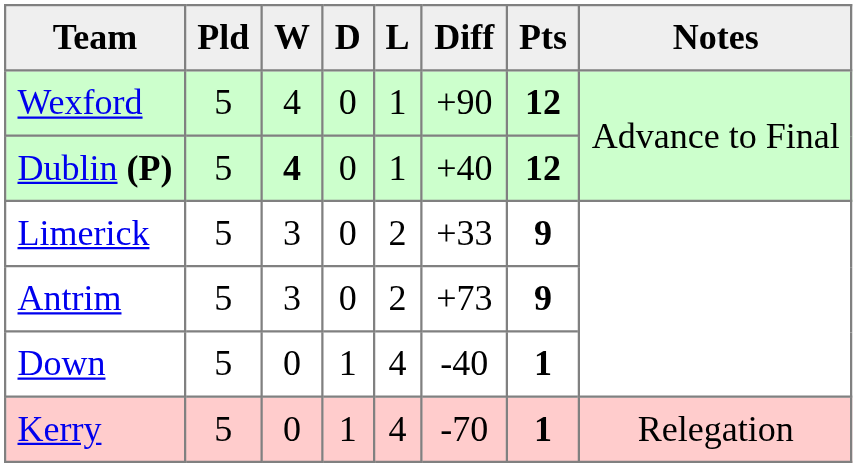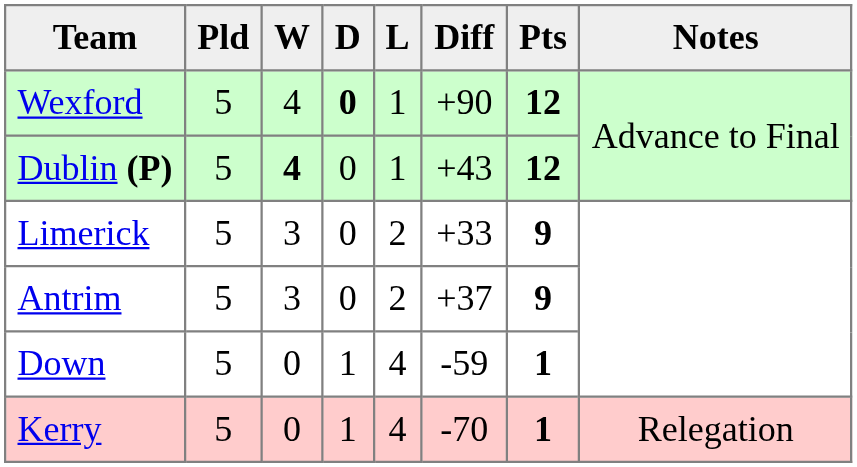(348, 102) normal -> (348, 102) bold
(464, 167) +40 -> (464, 167) +43
(464, 298) +73 -> (464, 298) +37
(464, 363) -40 -> (464, 363) -59
